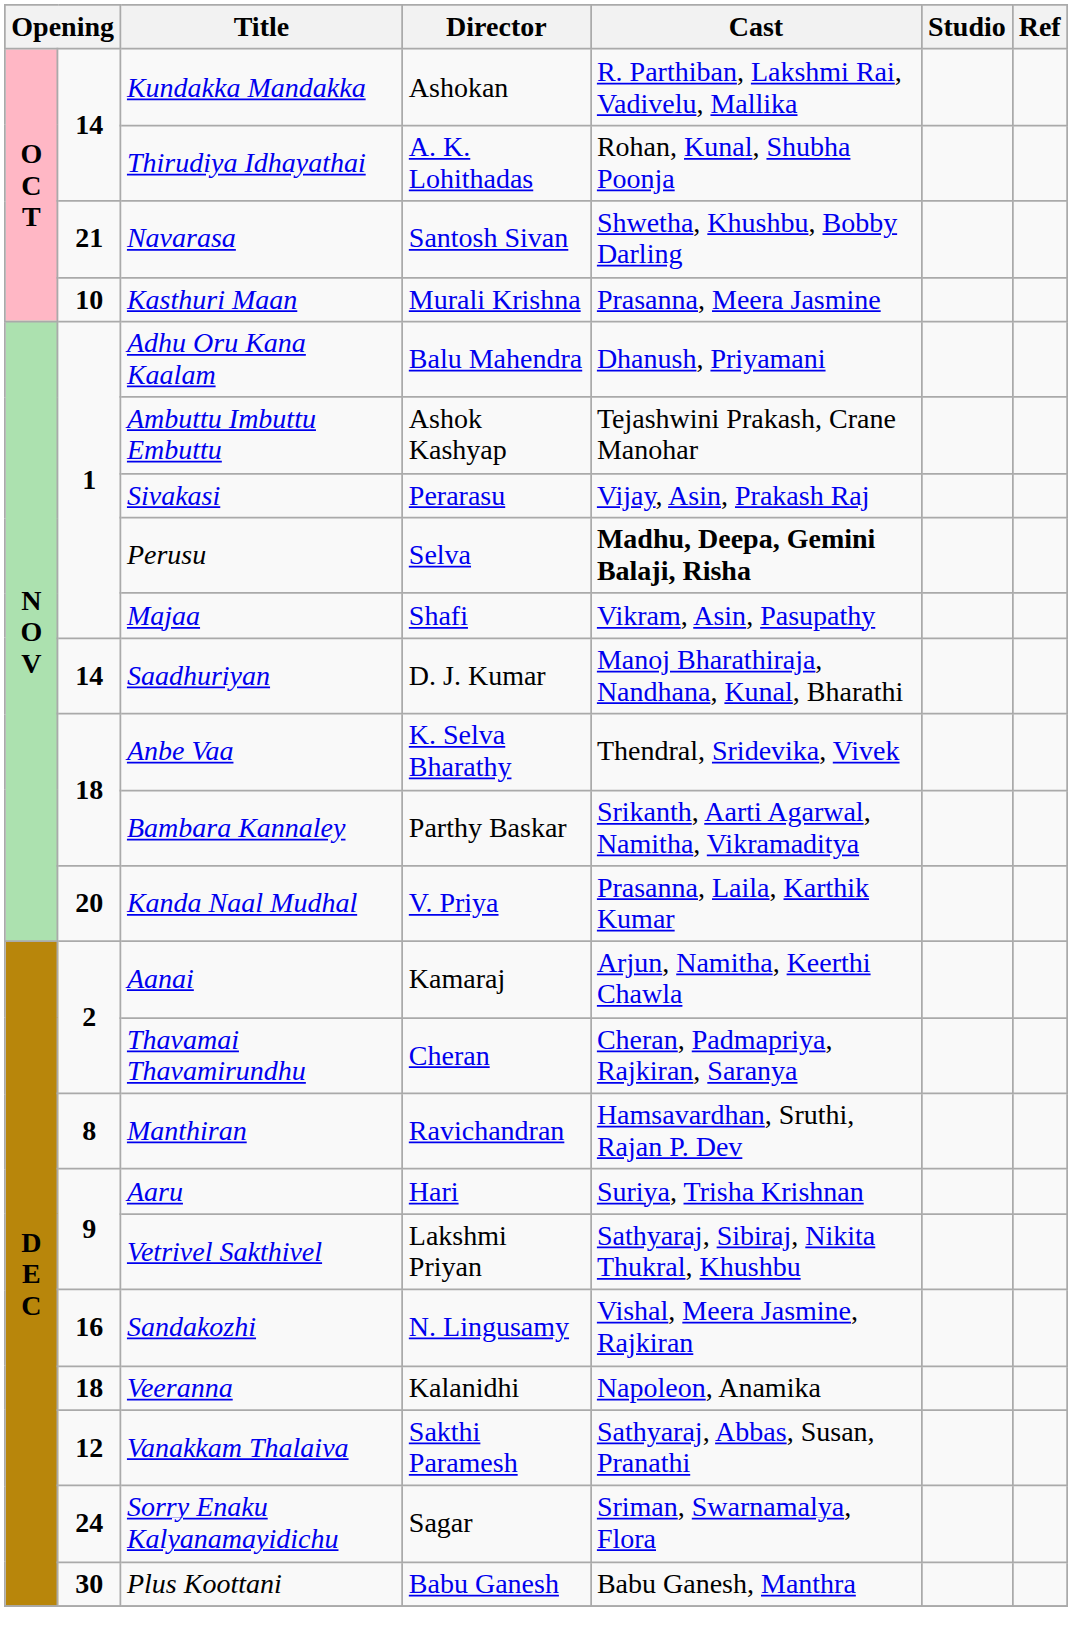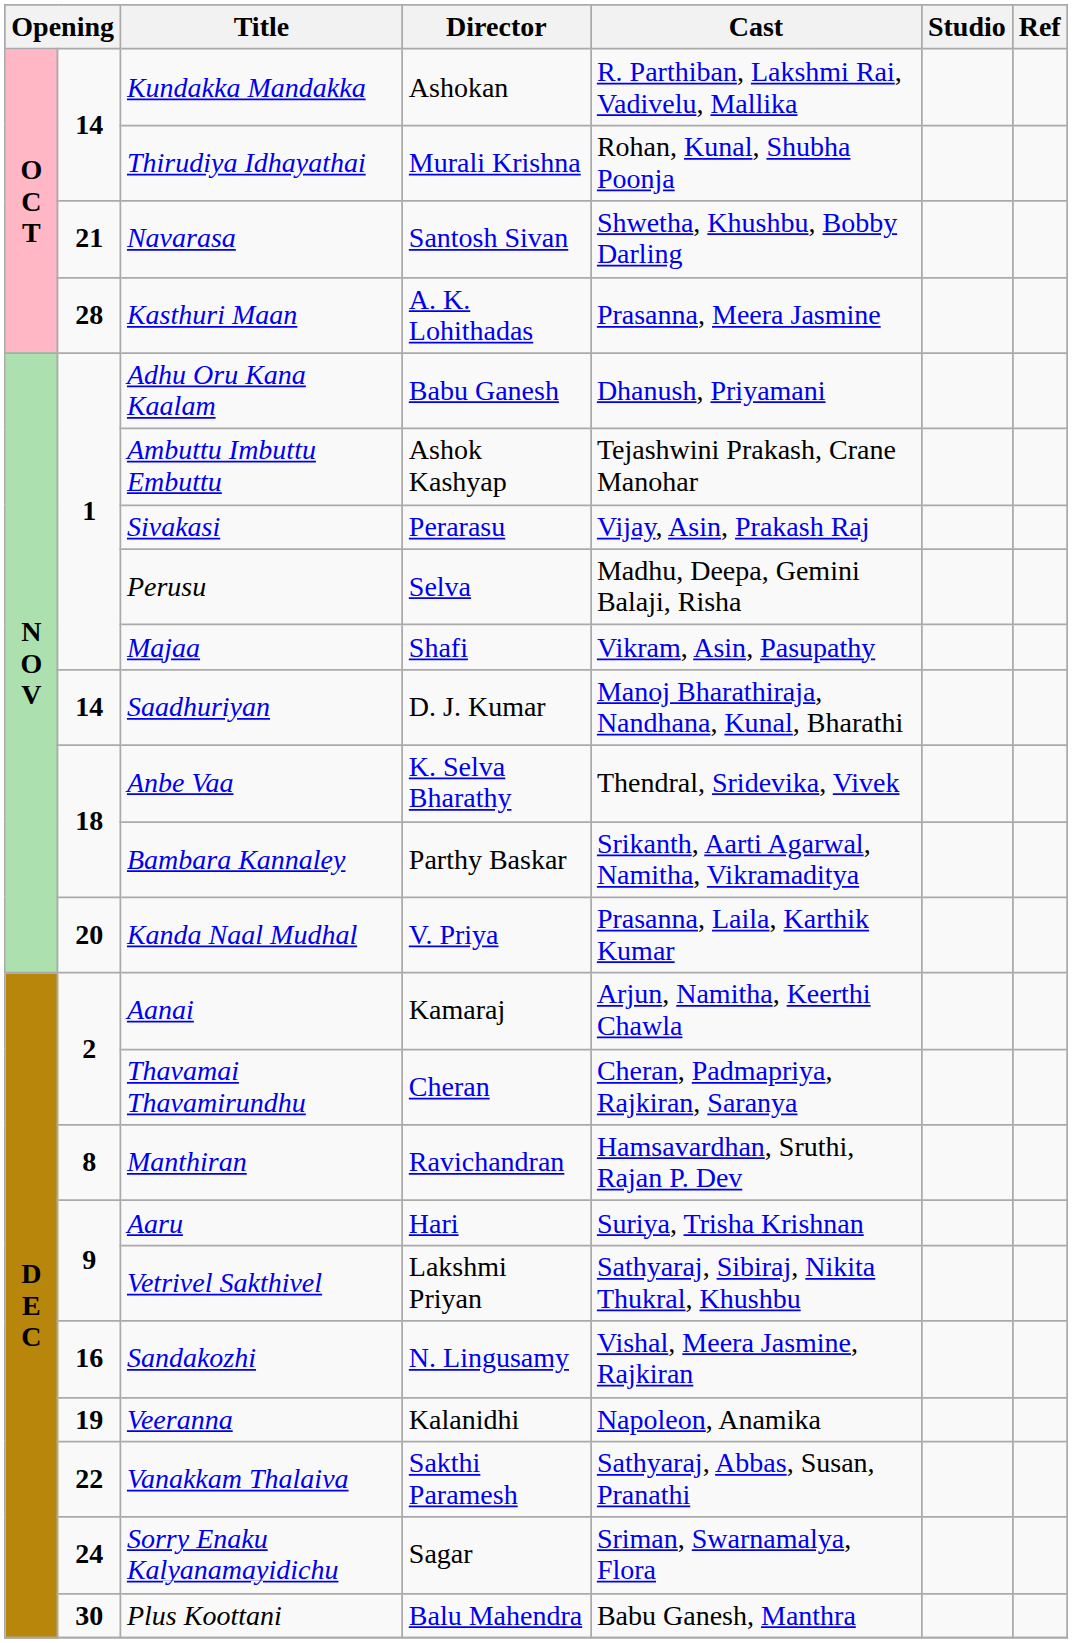(471, 162) A. K. Lohithadas -> (495, 162) Murali Krishna
(89, 298) 10 -> (89, 314) 28
(495, 298) Murali Krishna -> (471, 314) A. K. Lohithadas
(496, 358) Balu Mahendra -> (484, 390) Babu Ganesh
(736, 555) bold -> (728, 586) normal
(89, 1387) 18 -> (89, 1418) 19
(89, 1447) 12 -> (89, 1478) 22
(484, 1583) Babu Ganesh -> (496, 1615) Balu Mahendra
